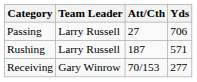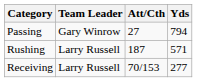(89, 31) Larry Russell -> (89, 31) Gary Winrow
(179, 31) 706 -> (179, 31) 794
(89, 67) Gary Winrow -> (89, 67) Larry Russell
